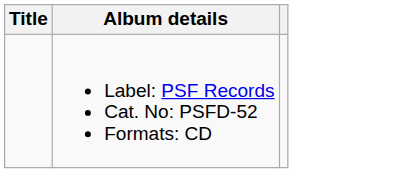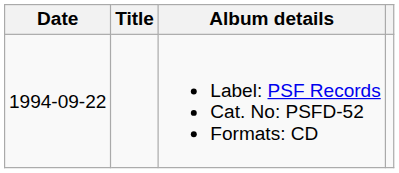+ column: (58, 19)
